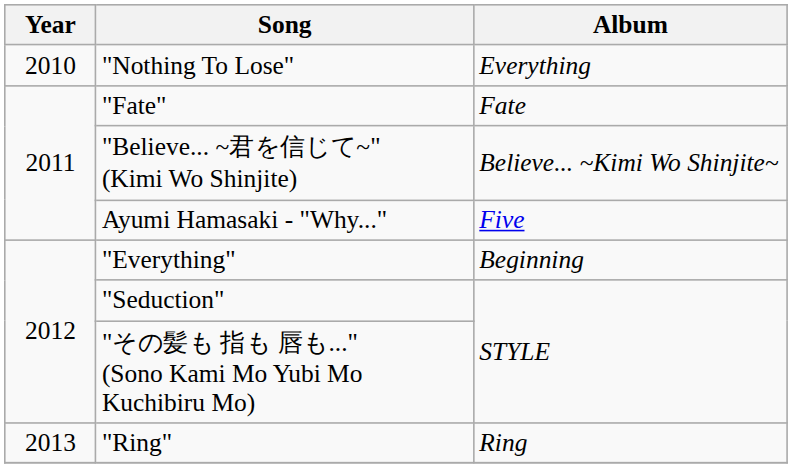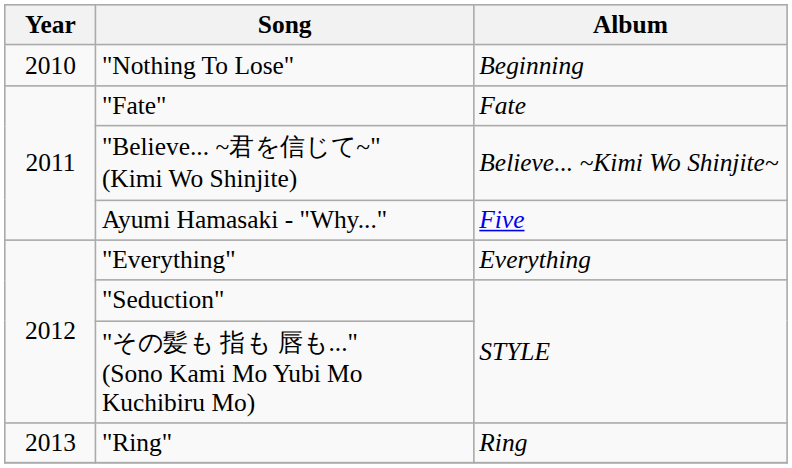(535, 65) Everything -> (532, 65) Beginning
(532, 259) Beginning -> (535, 259) Everything
